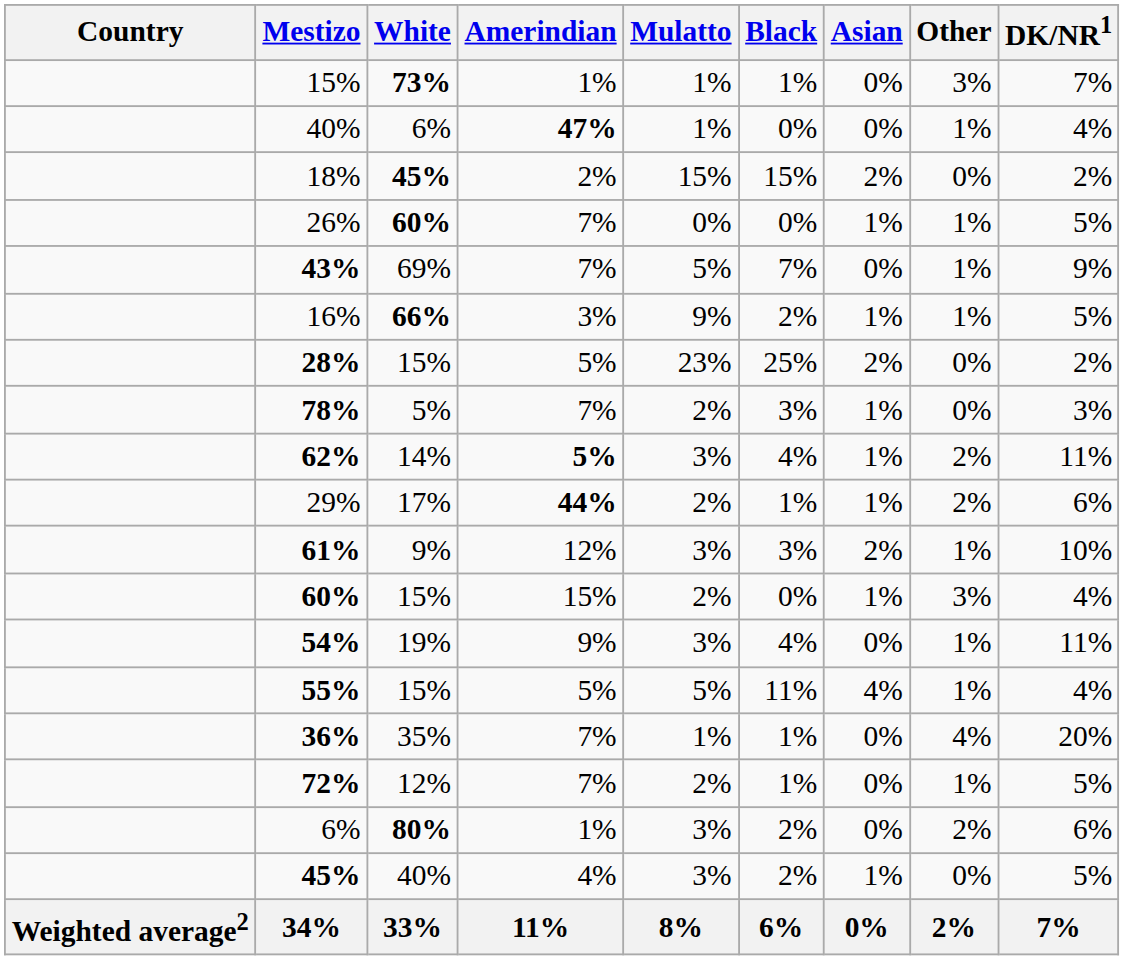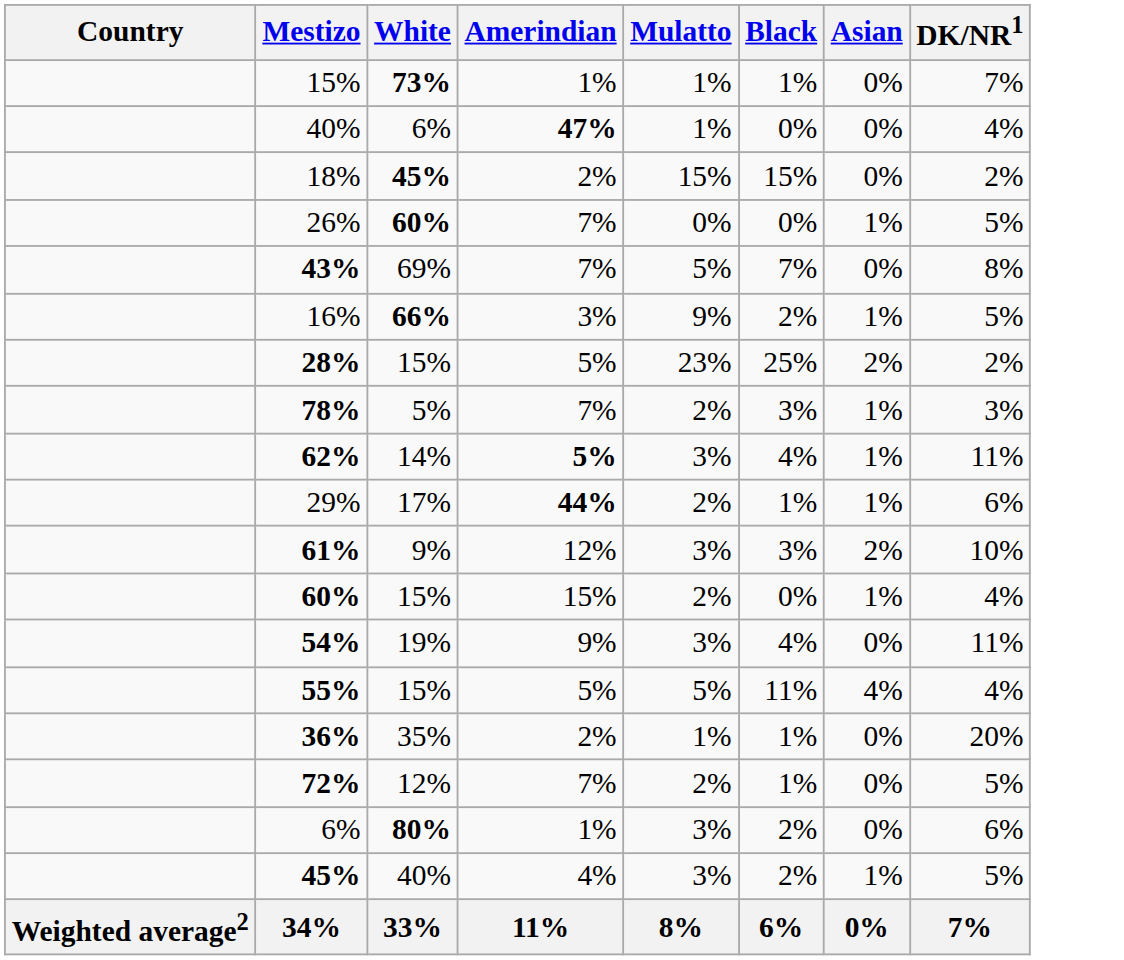- column: (954, 31)
(883, 175) 2% -> (883, 175) 0%
(1093, 269) 9% -> (1004, 269) 8%
(597, 736) 7% -> (597, 736) 2%
